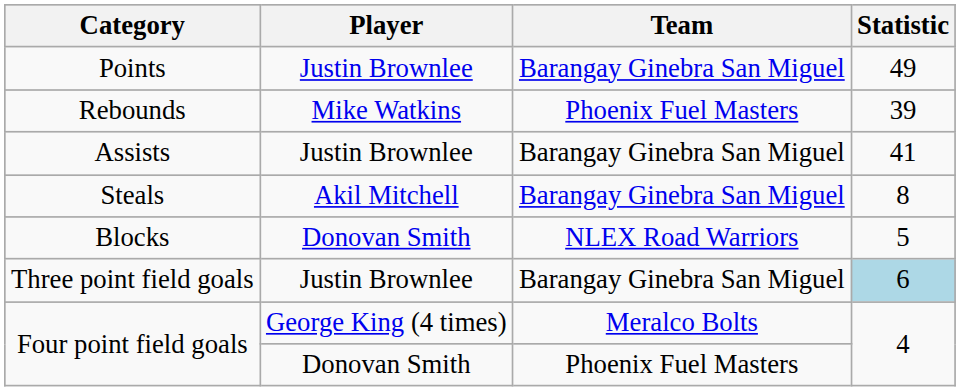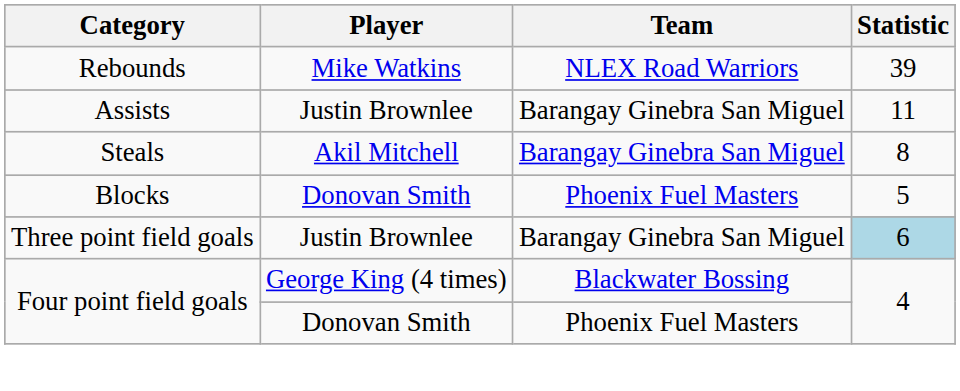- row: (132, 68)
(682, 110) Phoenix Fuel Masters -> (682, 68) NLEX Road Warriors
(903, 152) 41 -> (903, 110) 11
(682, 237) NLEX Road Warriors -> (682, 195) Phoenix Fuel Masters
(682, 322) Meralco Bolts -> (682, 279) Blackwater Bossing
